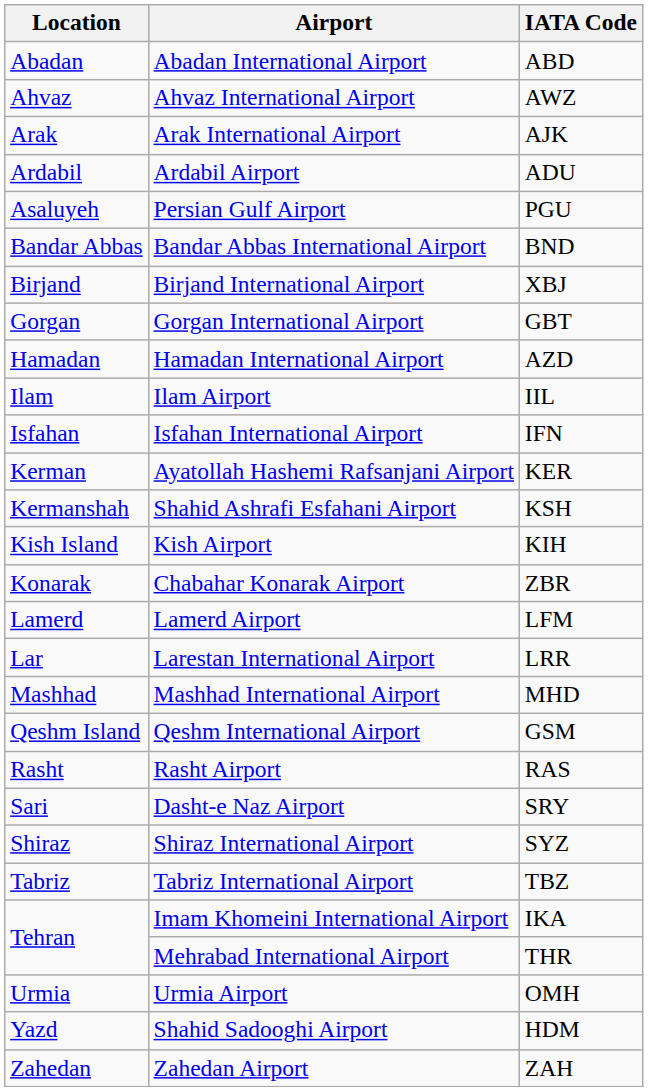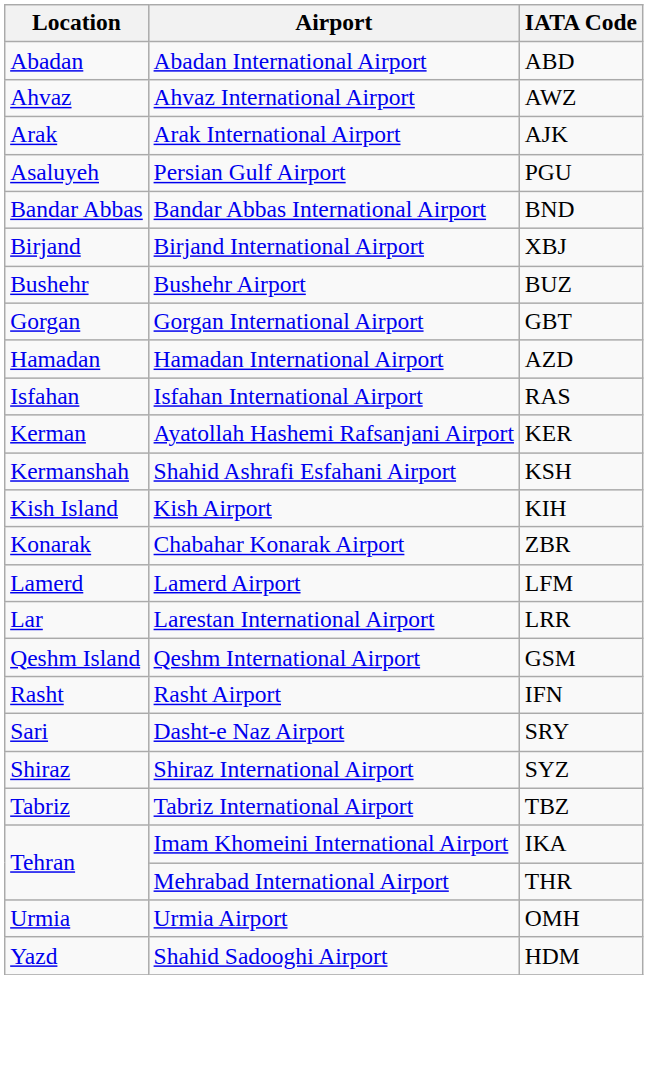- row: (226, 172)
+ row: (230, 284)
- row: (212, 396)
(544, 433) IFN -> (548, 396) RAS
- row: (297, 694)
(548, 769) RAS -> (544, 694) IFN
- row: (231, 1067)
